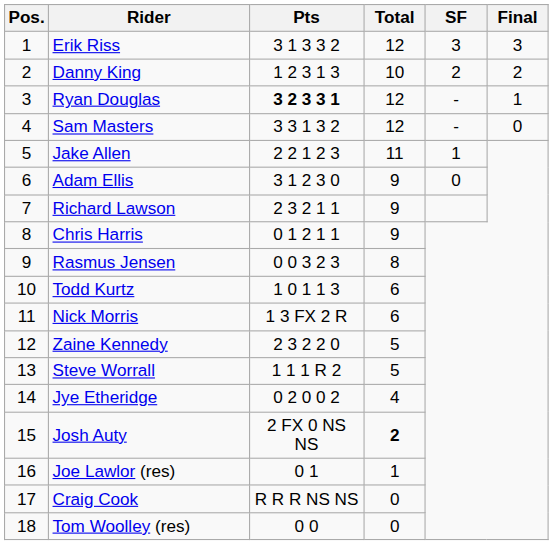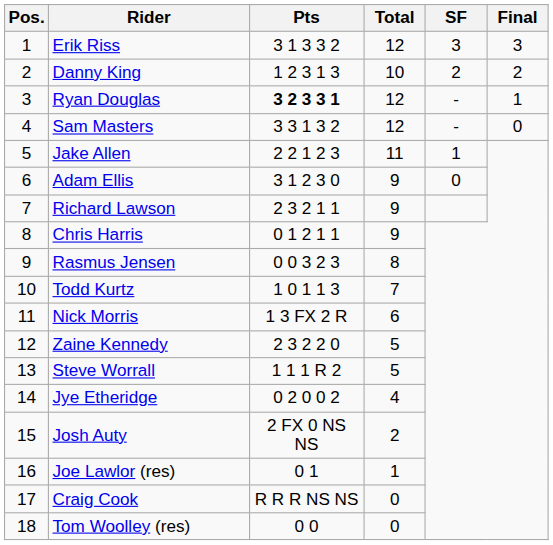(395, 289) 6 -> (395, 289) 7
(395, 434) bold -> (395, 434) normal
